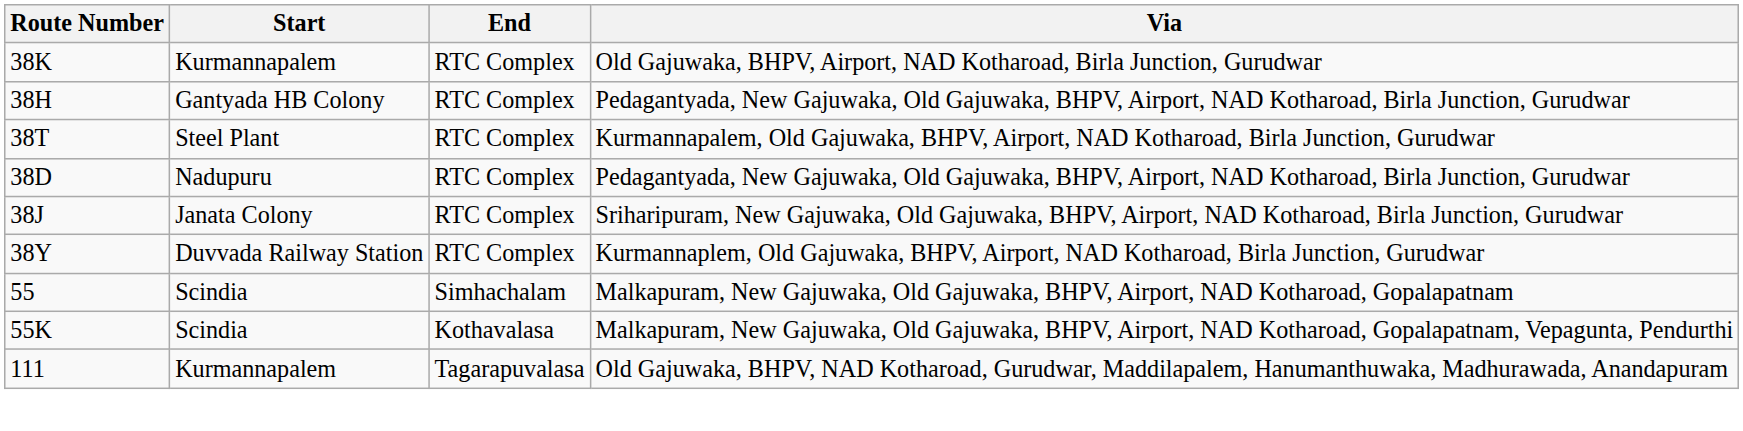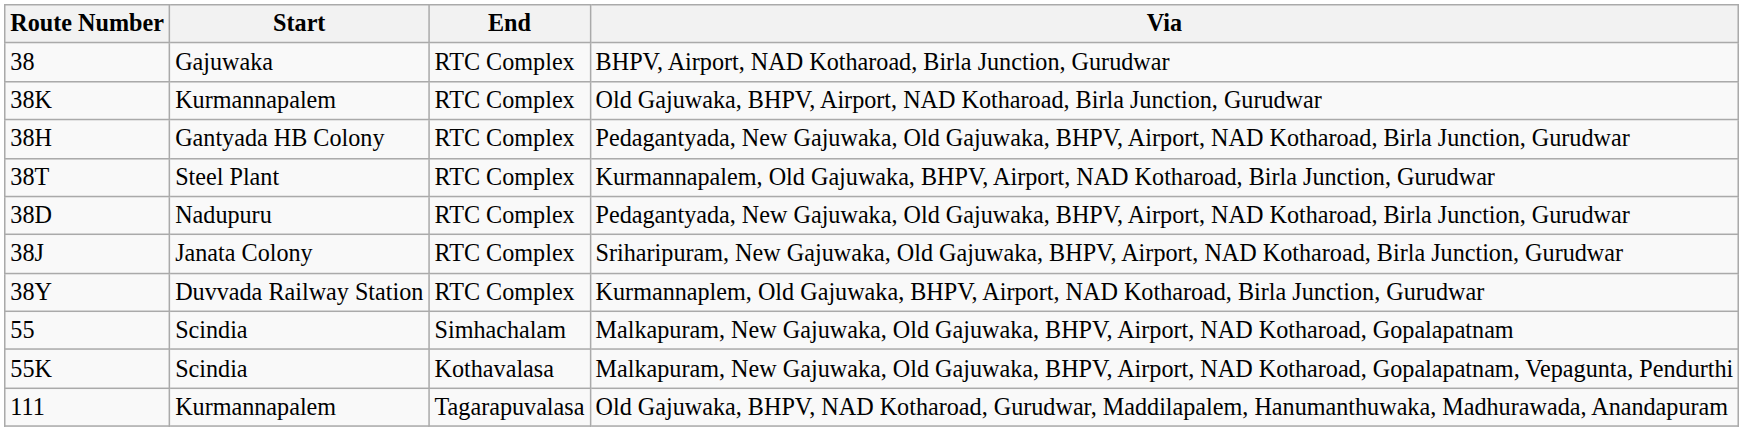+ row: (22, 61)
